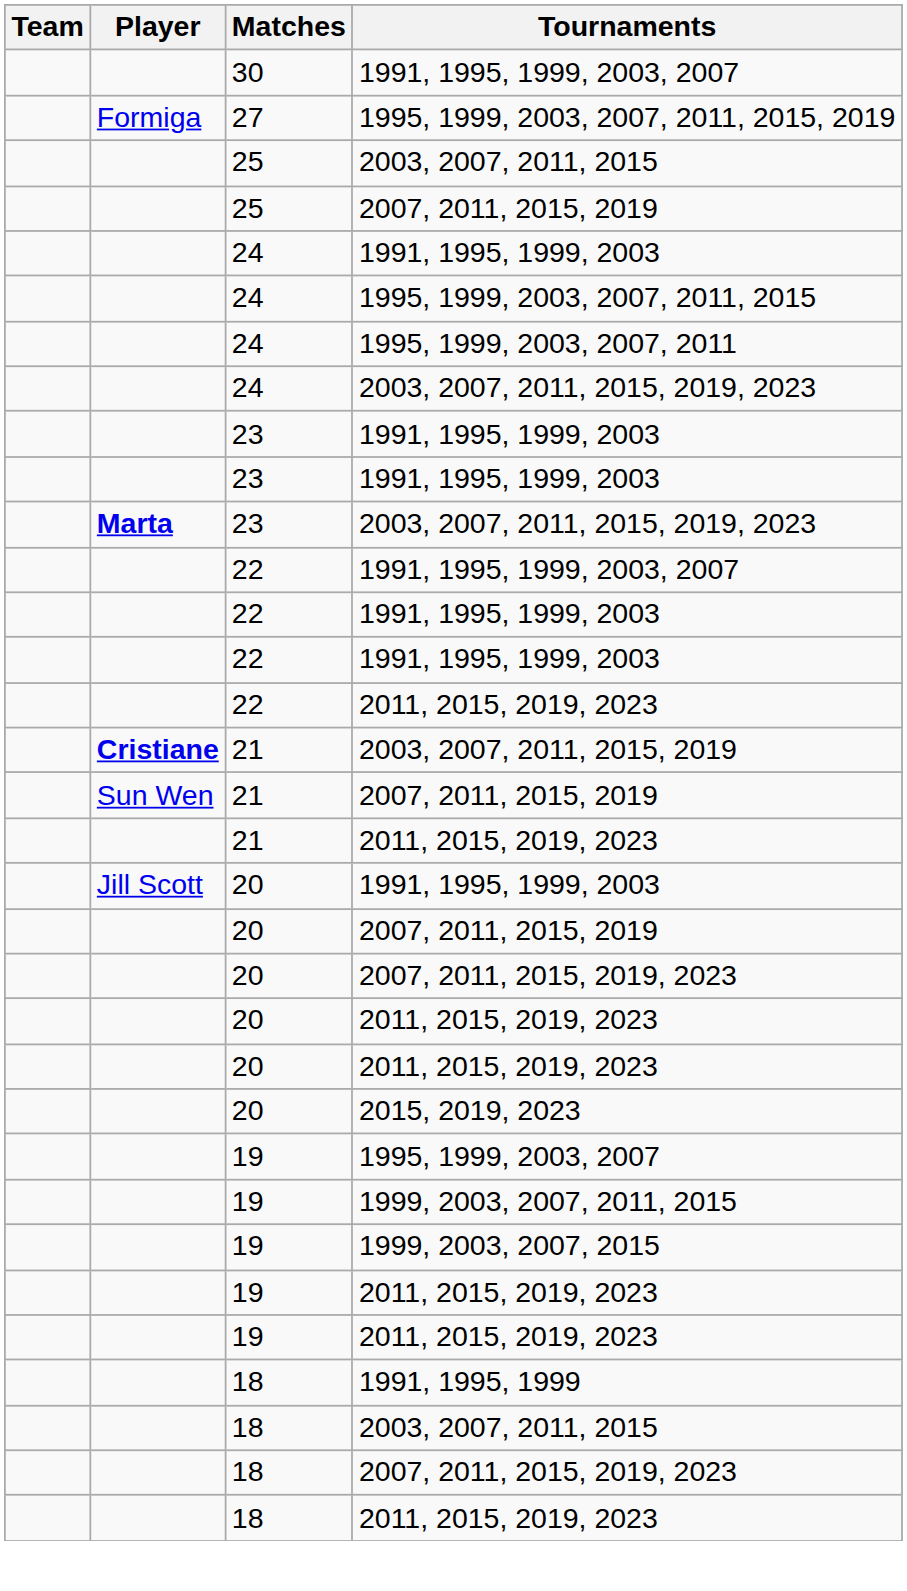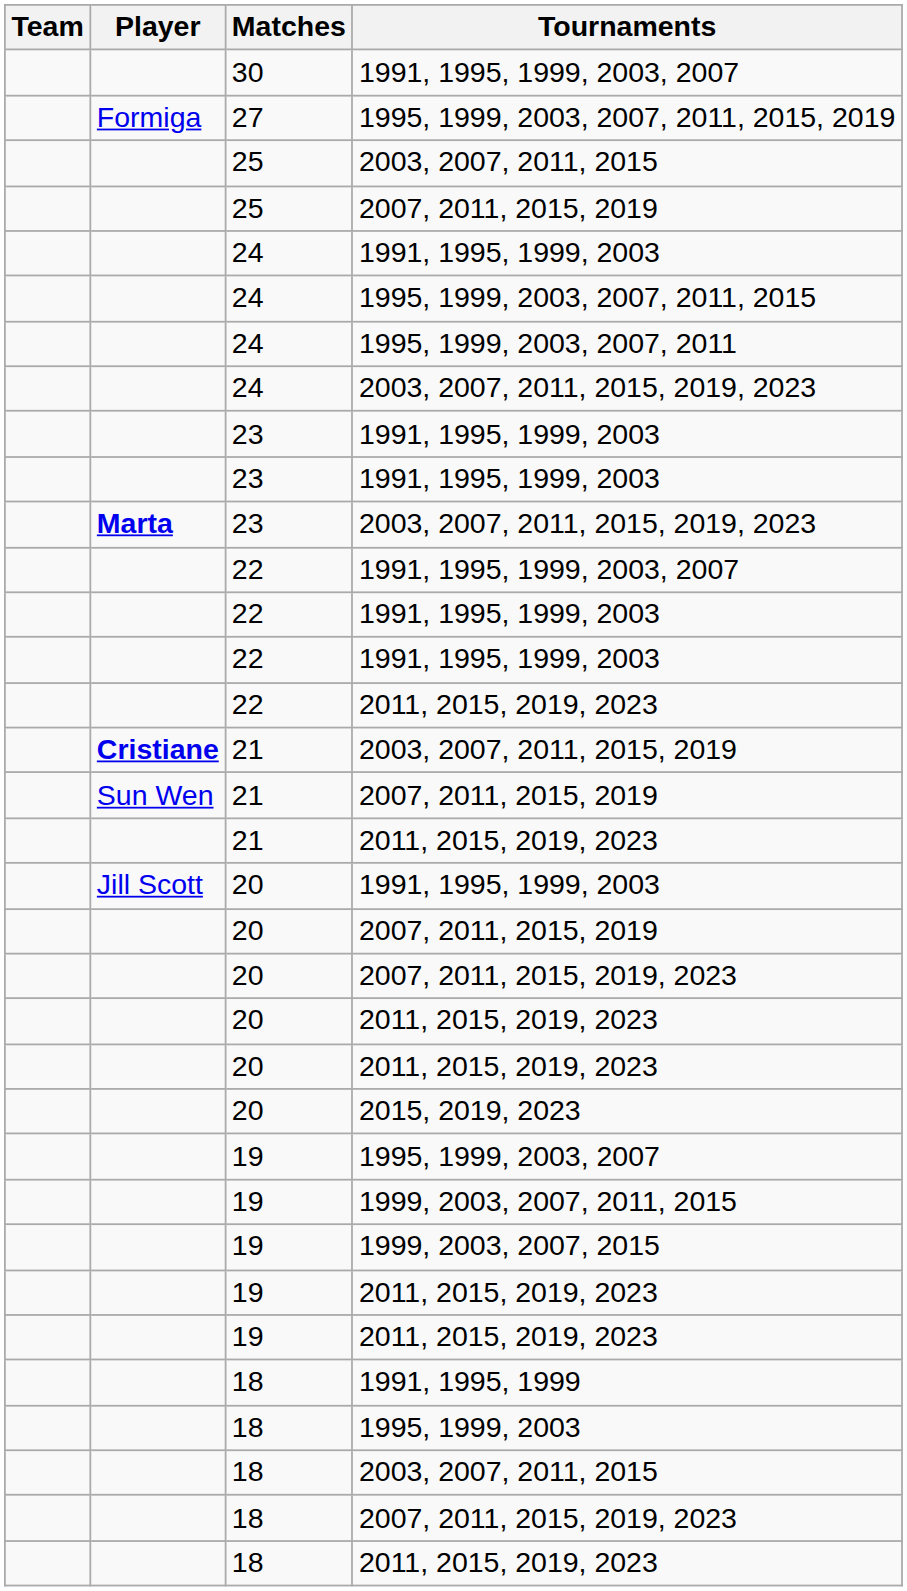+ row: (248, 1427)
